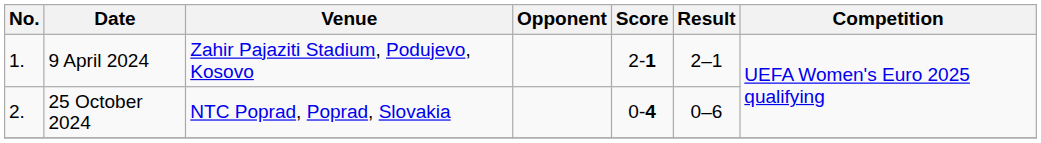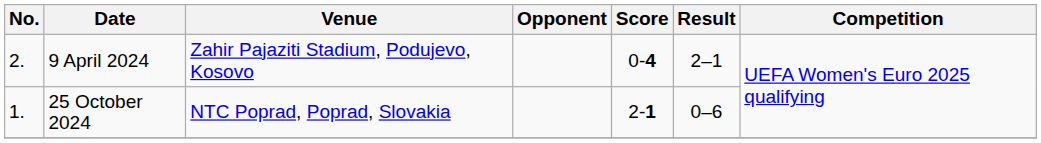(17, 60) 1. -> (17, 60) 2.
(642, 60) 2-1 -> (642, 60) 0-4
(17, 112) 2. -> (17, 112) 1.
(642, 112) 0-4 -> (642, 112) 2-1
